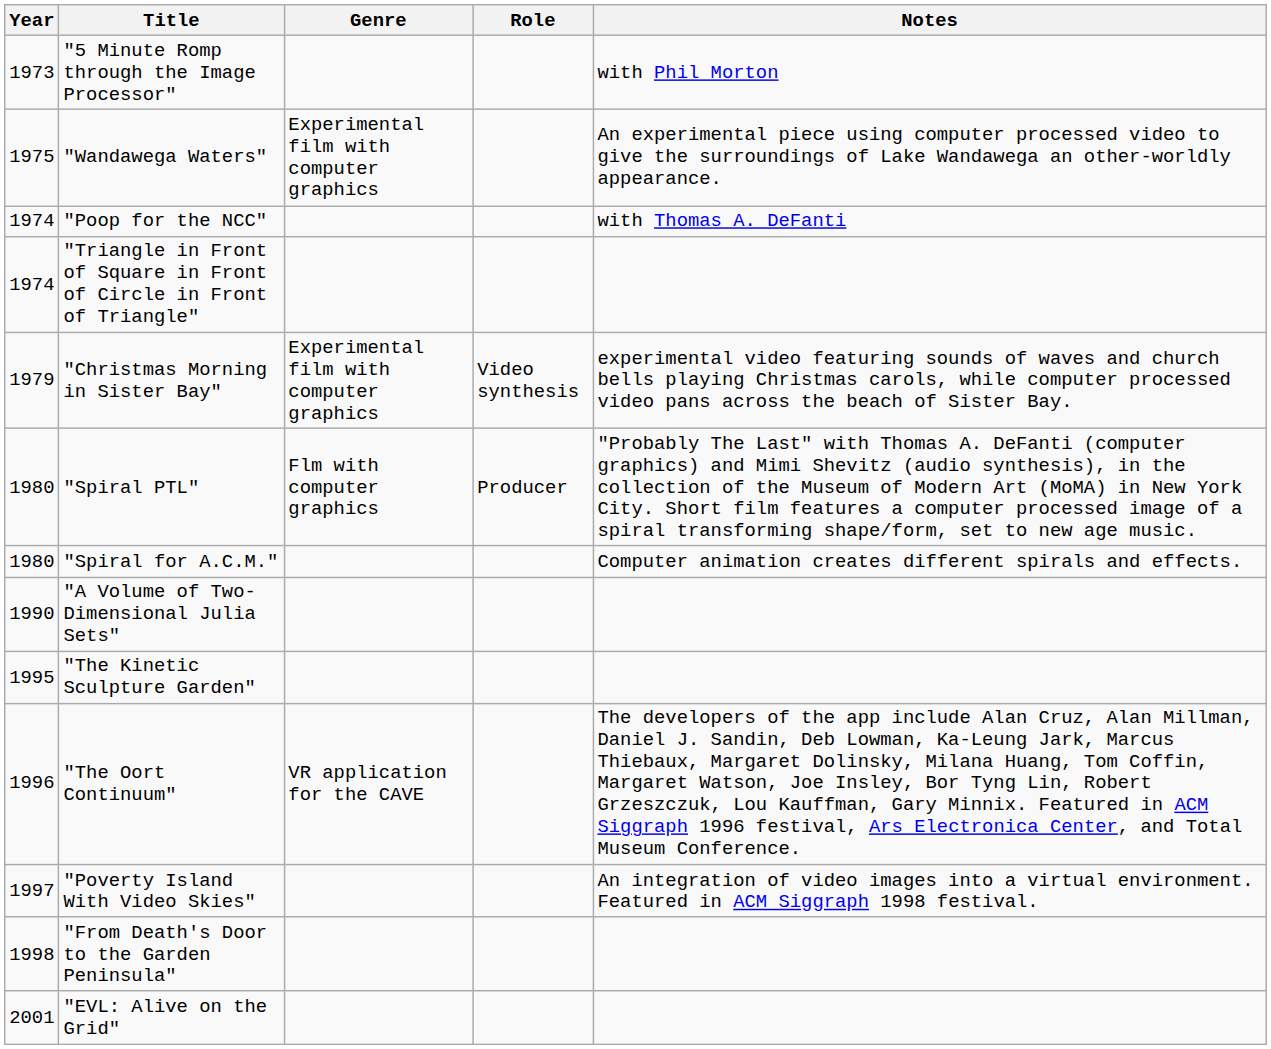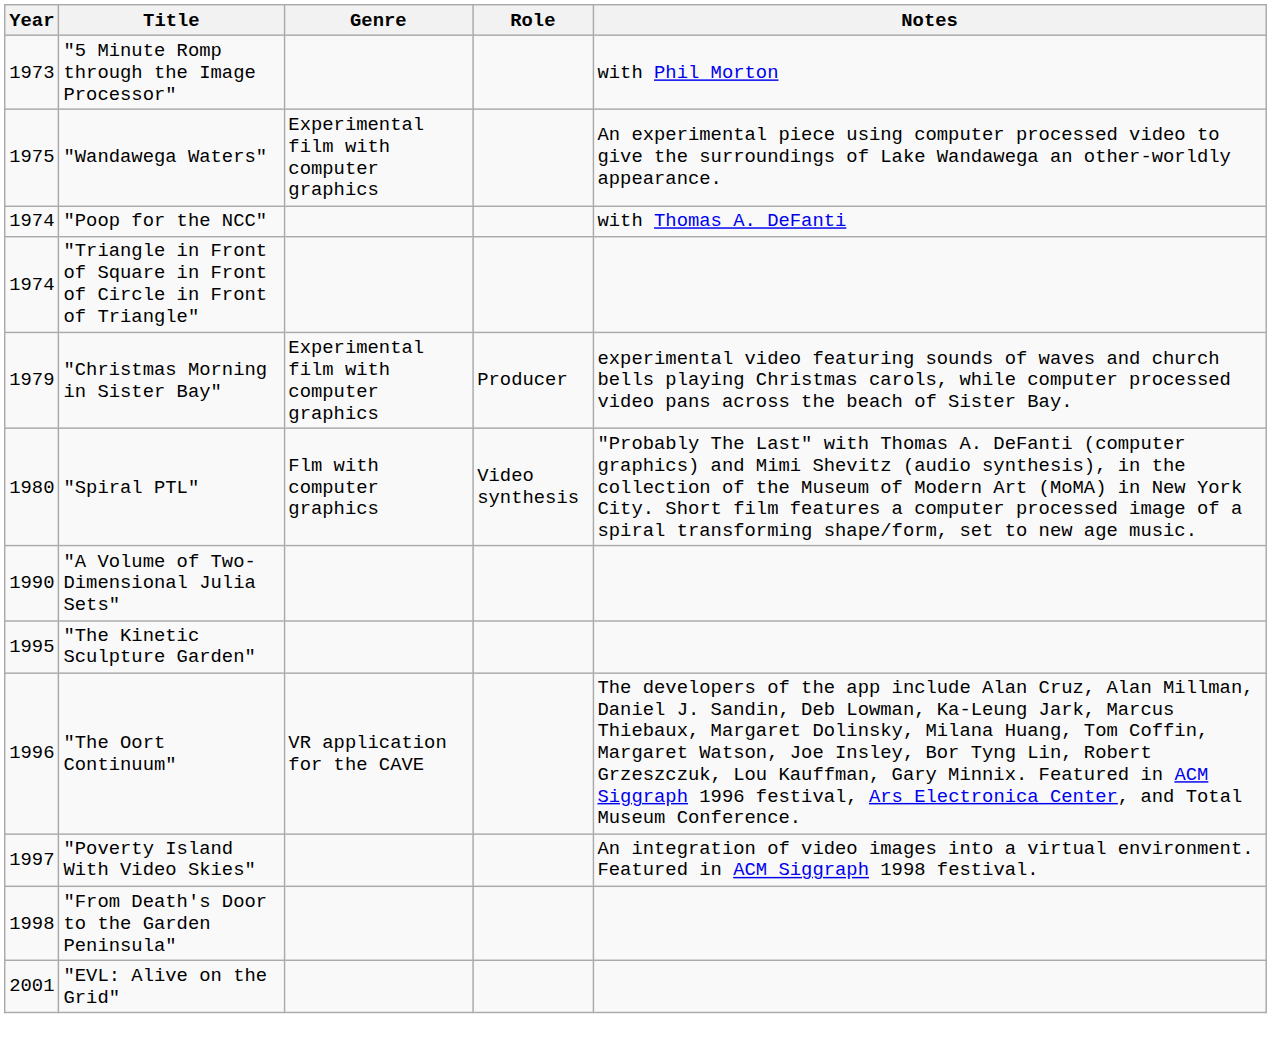(528, 380) Video synthesis -> (522, 380) Producer
(522, 487) Producer -> (528, 487) Video synthesis
- row: (171, 561)
